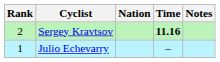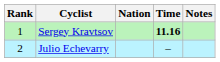(20, 31) 2 -> (20, 31) 1
(20, 48) 1 -> (20, 48) 2
